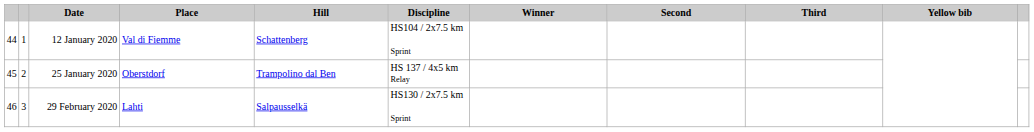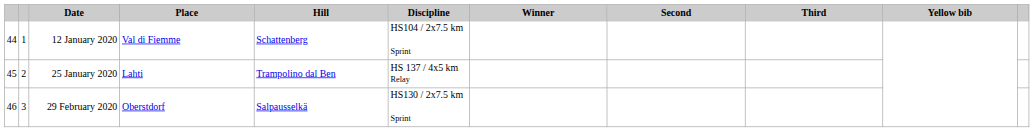(143, 73) Oberstdorf -> (132, 73) Lahti
(132, 107) Lahti -> (143, 107) Oberstdorf
